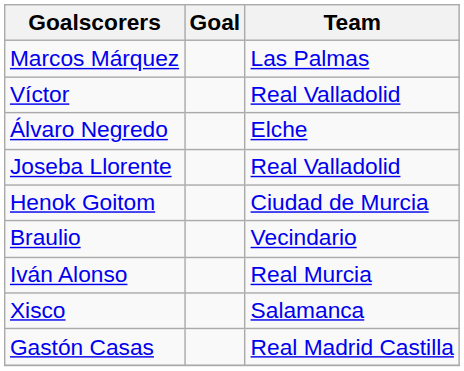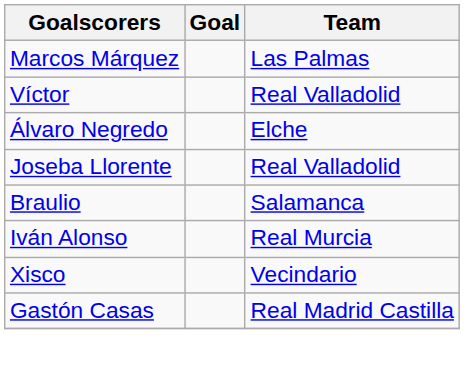- row: (83, 202)
(304, 238) Vecindario -> (307, 202) Salamanca
(307, 310) Salamanca -> (304, 274) Vecindario
